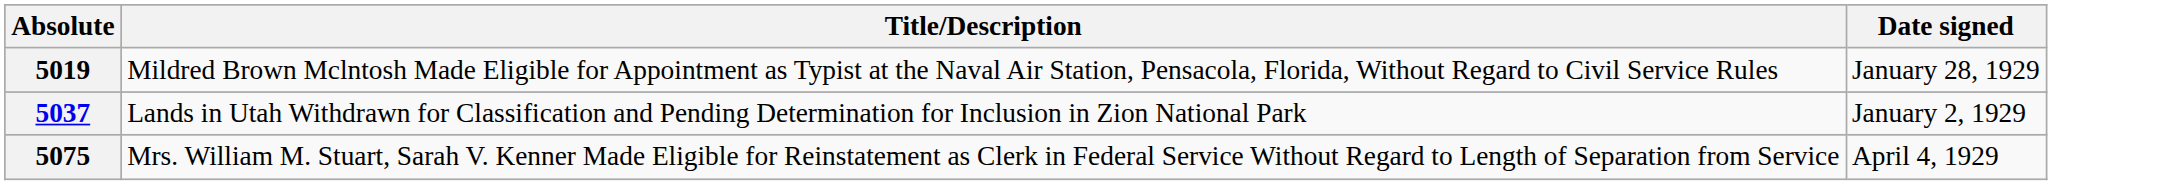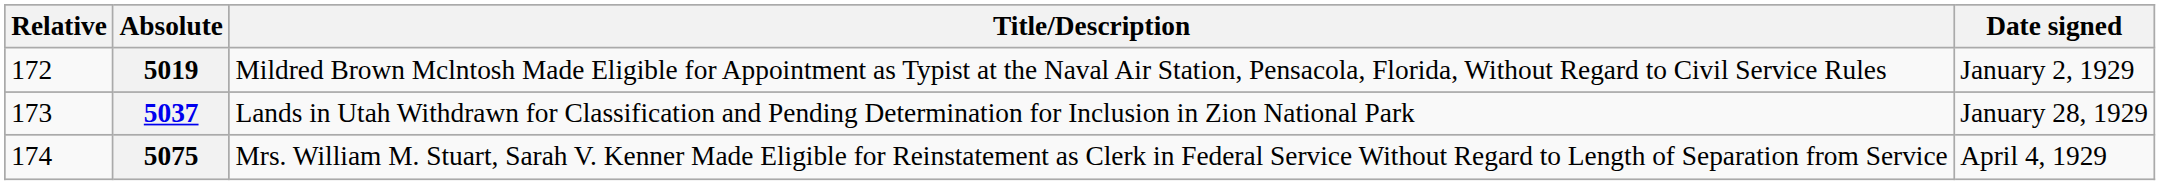+ column: (59, 26)
(1946, 69) January 28, 1929 -> (2047, 69) January 2, 1929
(1939, 112) January 2, 1929 -> (2054, 112) January 28, 1929
